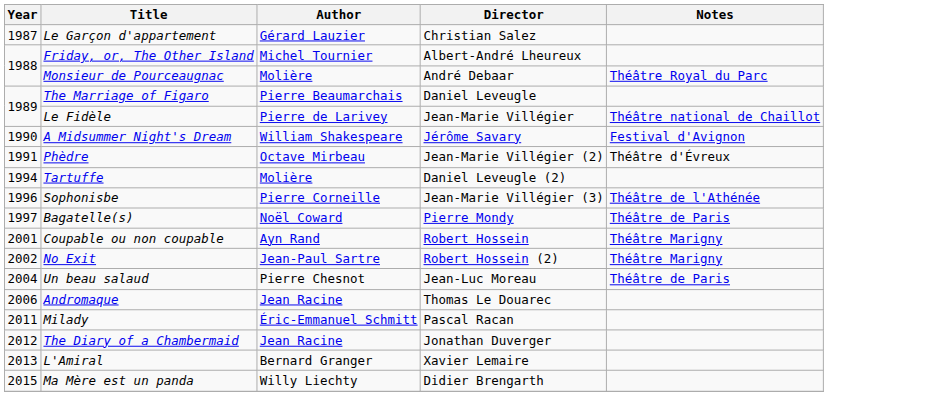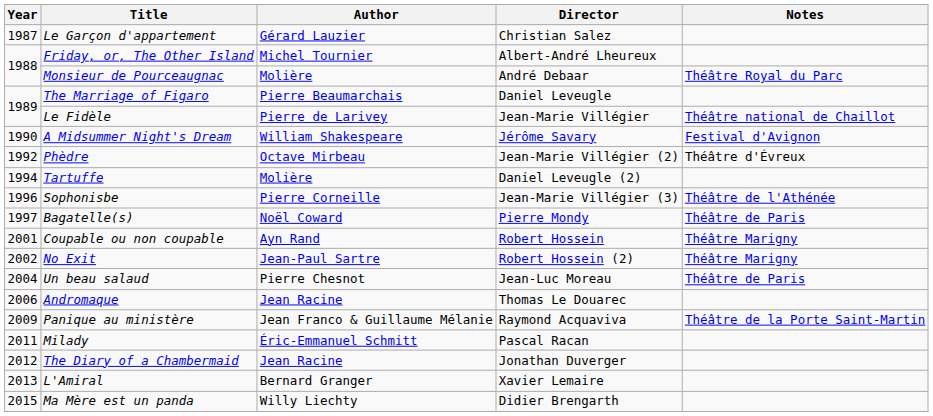(22, 157) 1991 -> (22, 157) 1992
+ row: (119, 320)
